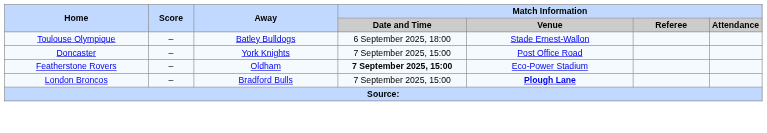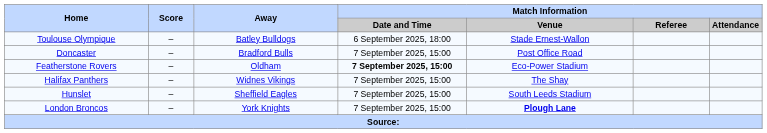(266, 53) York Knights -> (266, 53) Bradford Bulls
+ row: (76, 80)
+ row: (76, 94)
(266, 80) Bradford Bulls -> (266, 108) York Knights
